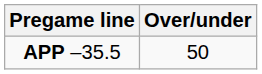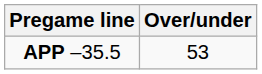(198, 52) 50 -> (198, 52) 53
